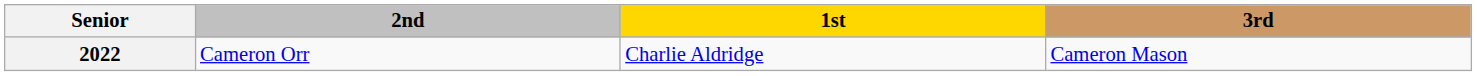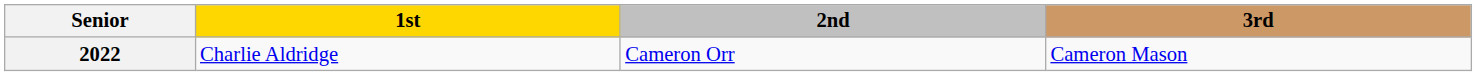columns swapped: (833, 20) <-> (408, 20)
